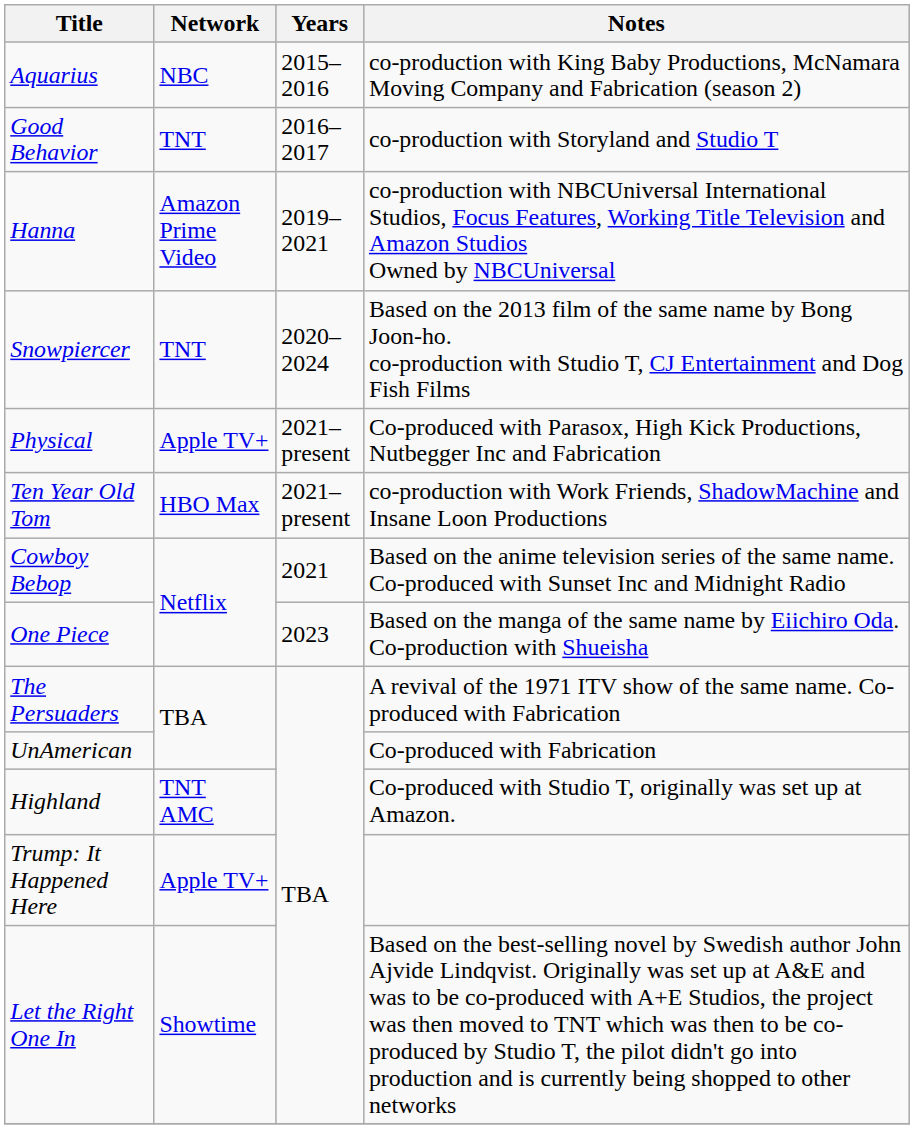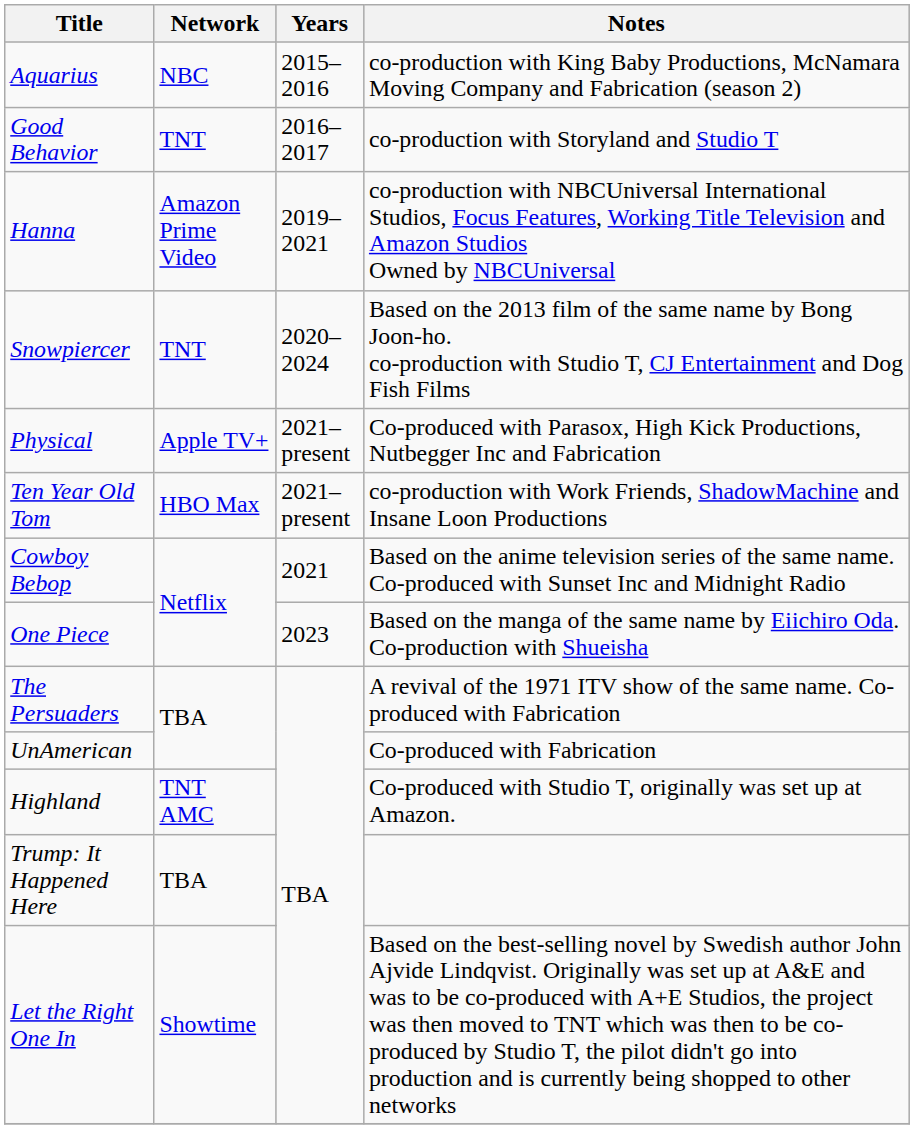(214, 879) Apple TV+ -> (183, 879) TBA
